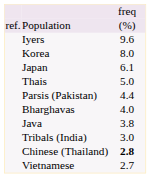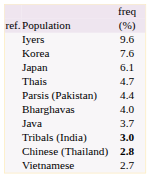(127, 53) 8.0 -> (127, 53) 7.6
(127, 81) 5.0 -> (127, 81) 4.7
(127, 123) 3.8 -> (127, 123) 3.7
(127, 137) normal -> (127, 137) bold
